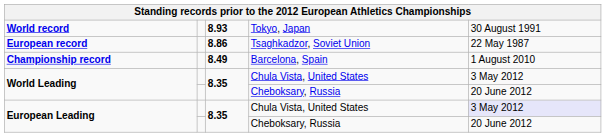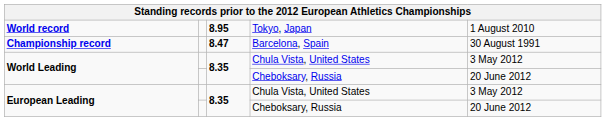(218, 28) 8.93 -> (219, 28) 8.95
(506, 28) 30 August 1991 -> (502, 28) 1 August 2010
- row: (47, 44)
(218, 60) 8.49 -> (219, 44) 8.47
(503, 60) 1 August 2010 -> (505, 44) 30 August 1991
(497, 108) lavender background -> (496, 92) no background
